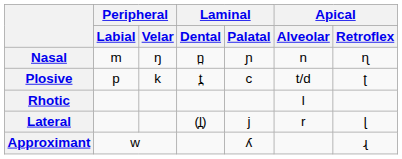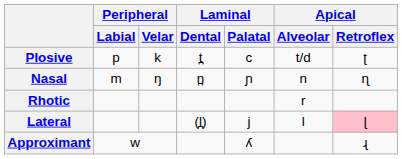rows swapped: (49, 79) <-> (49, 57)
(303, 100) l -> (303, 100) r
(303, 121) r -> (303, 121) l
(365, 121) no background -> (365, 121) pink background
